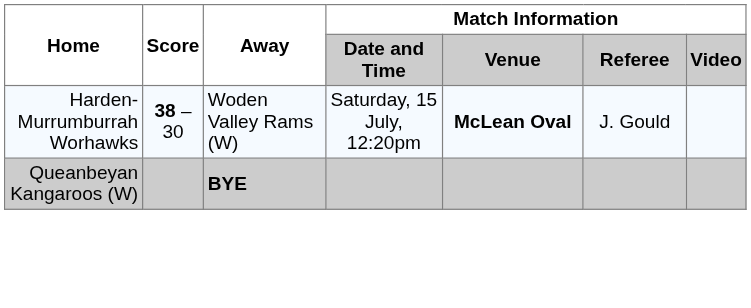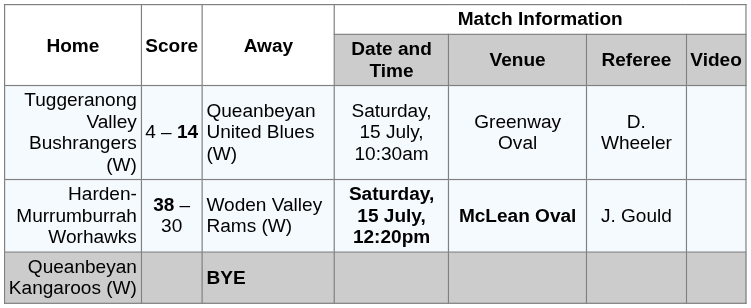+ row: (81, 132)
(384, 121) normal -> (392, 215) bold
